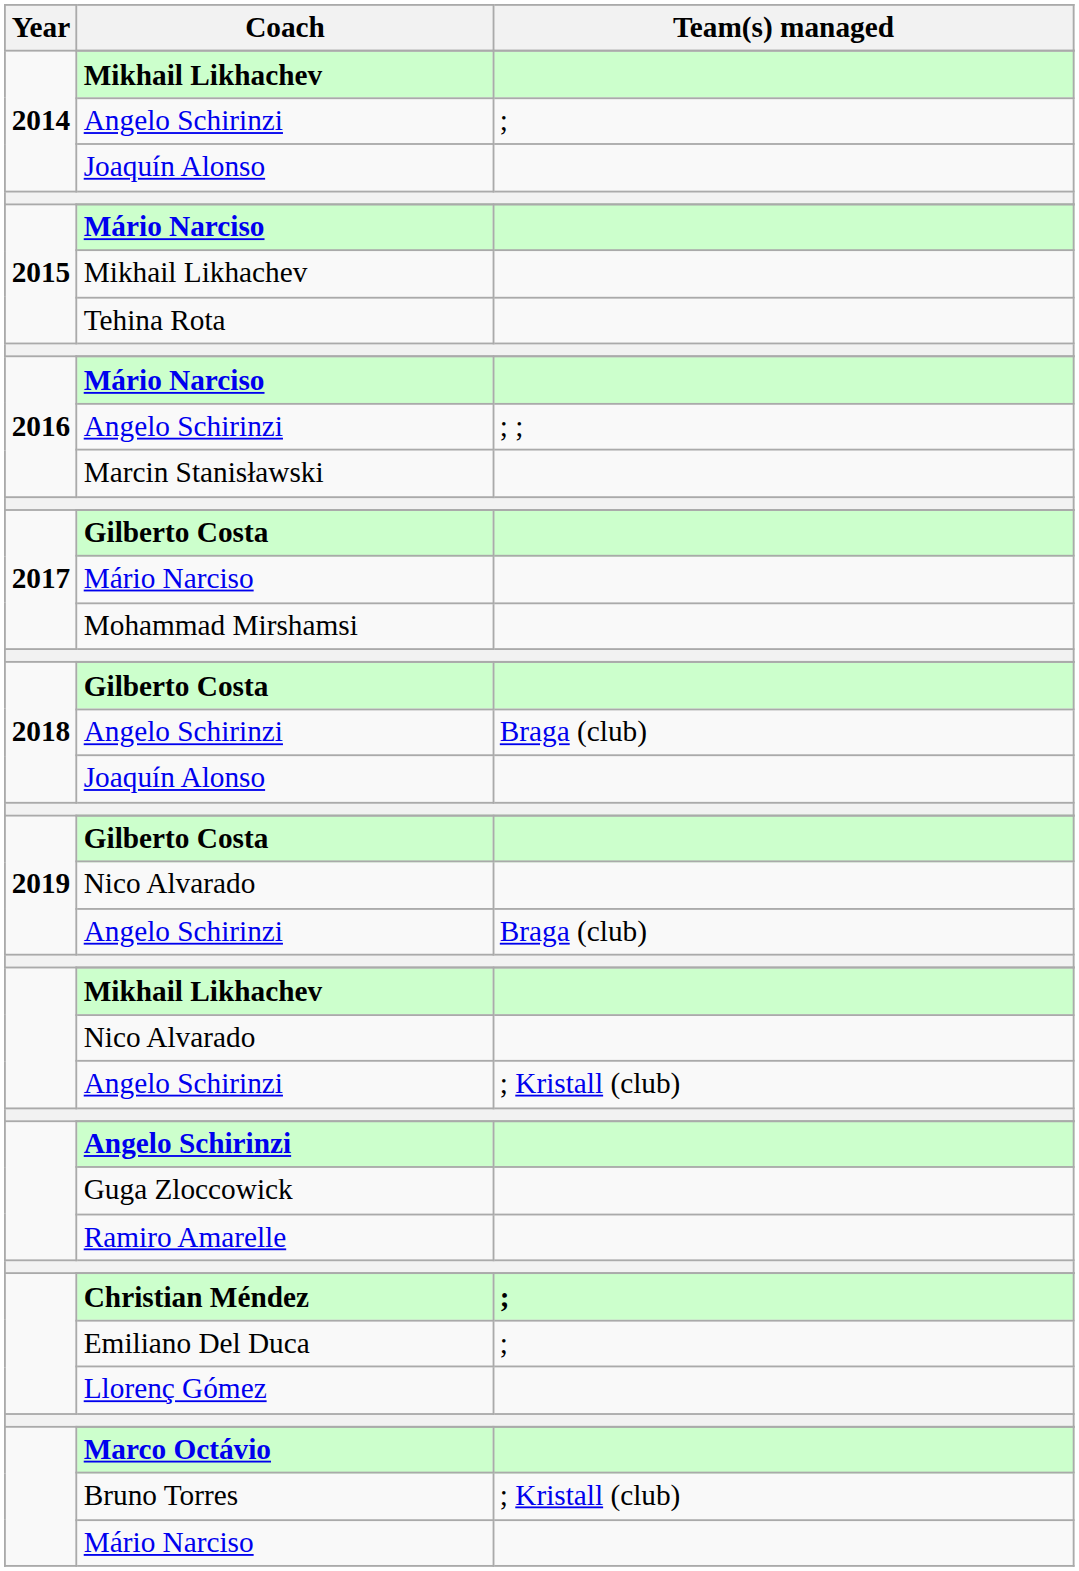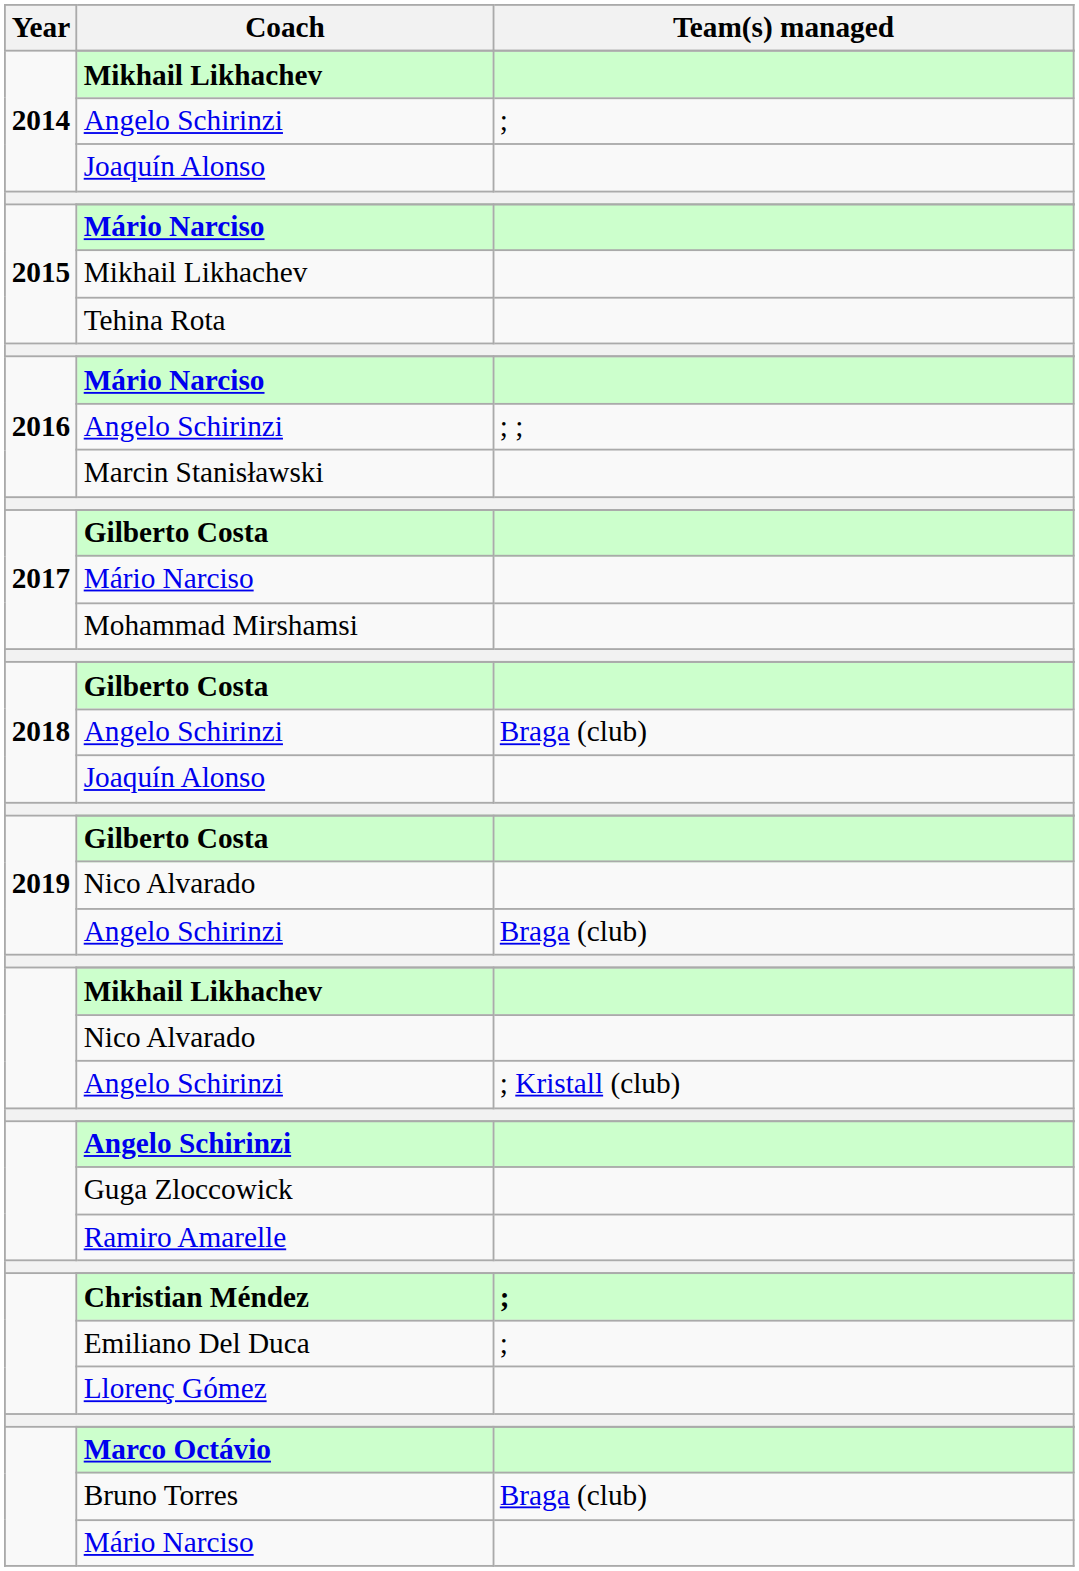(590, 1495) ; Kristall (club) -> (573, 1495) Braga (club)
